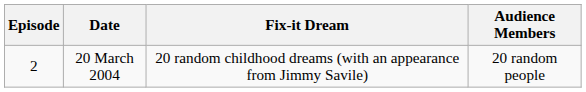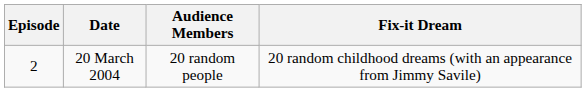columns swapped: (525, 25) <-> (307, 25)
